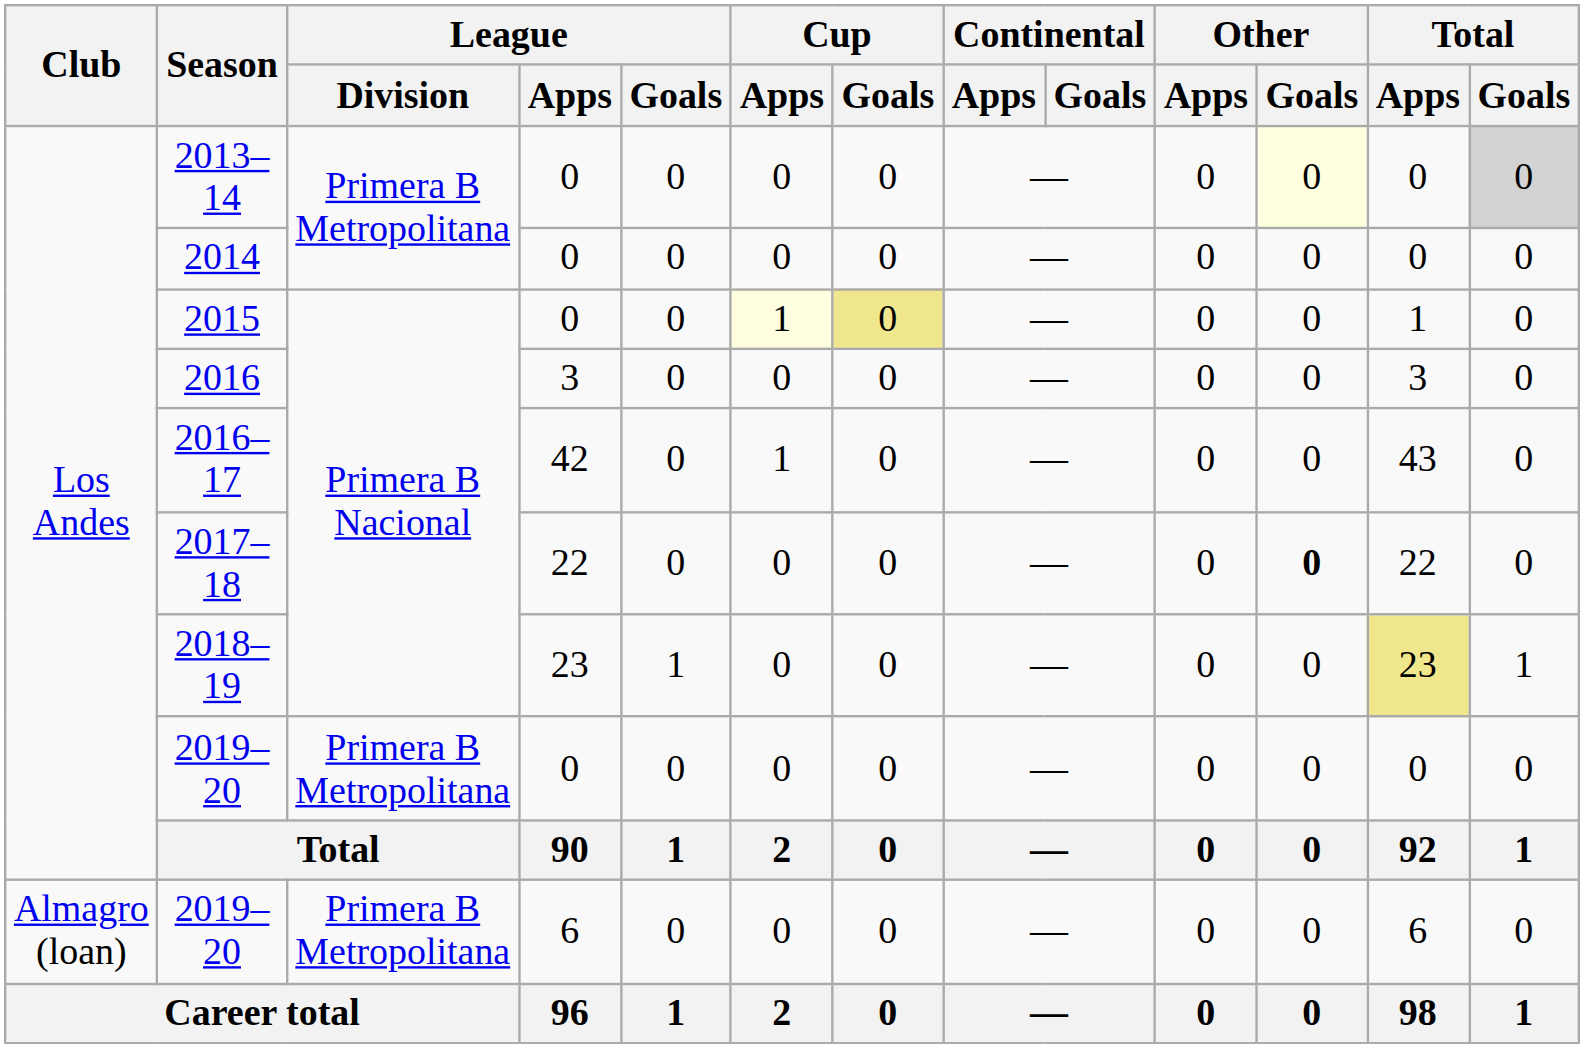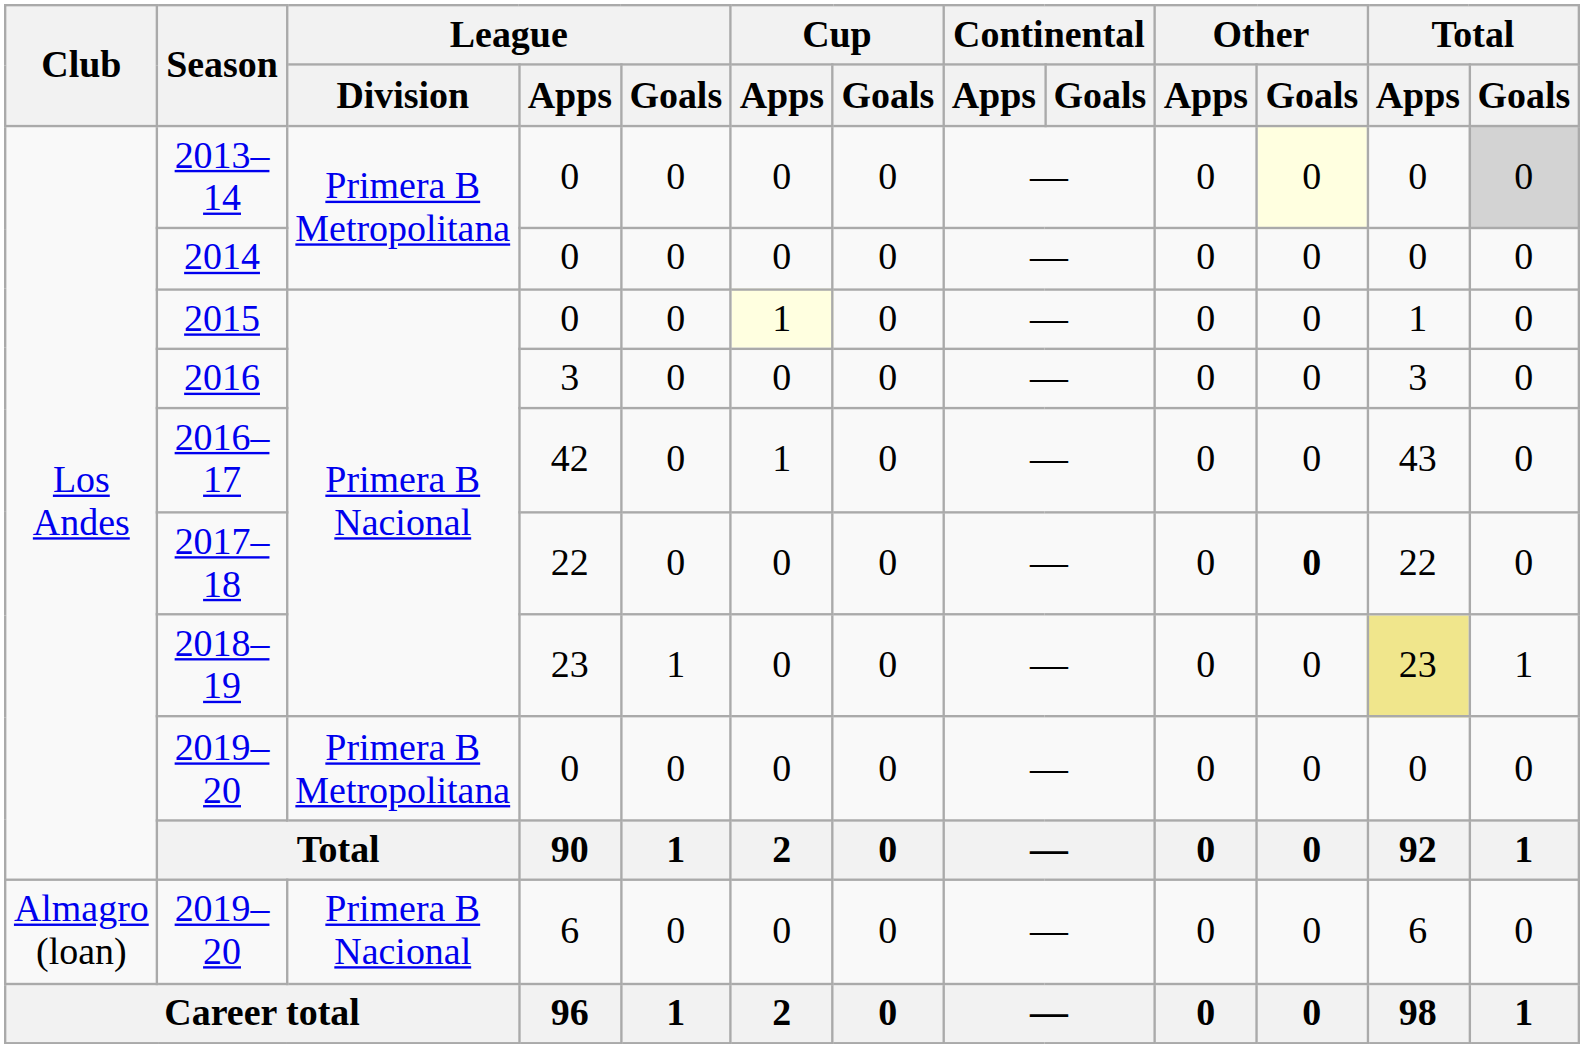(888, 317) khaki background -> (888, 317) no background
(403, 930) Primera B Metropolitana -> (403, 930) Primera B Nacional
